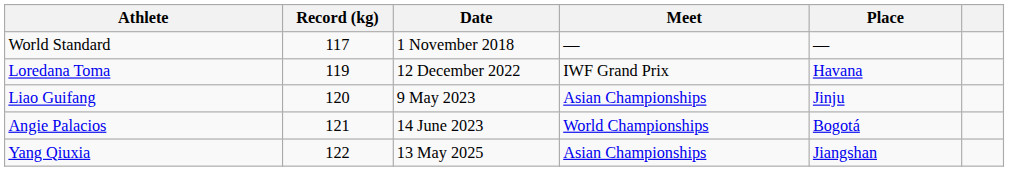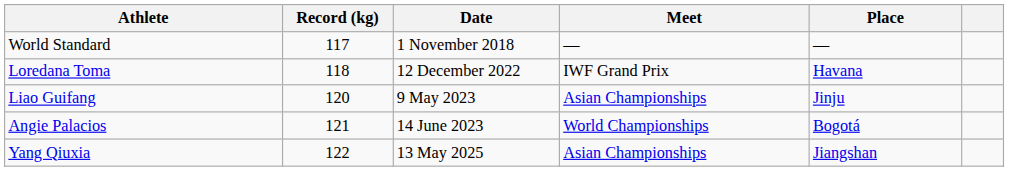(337, 71) 119 -> (337, 71) 118
